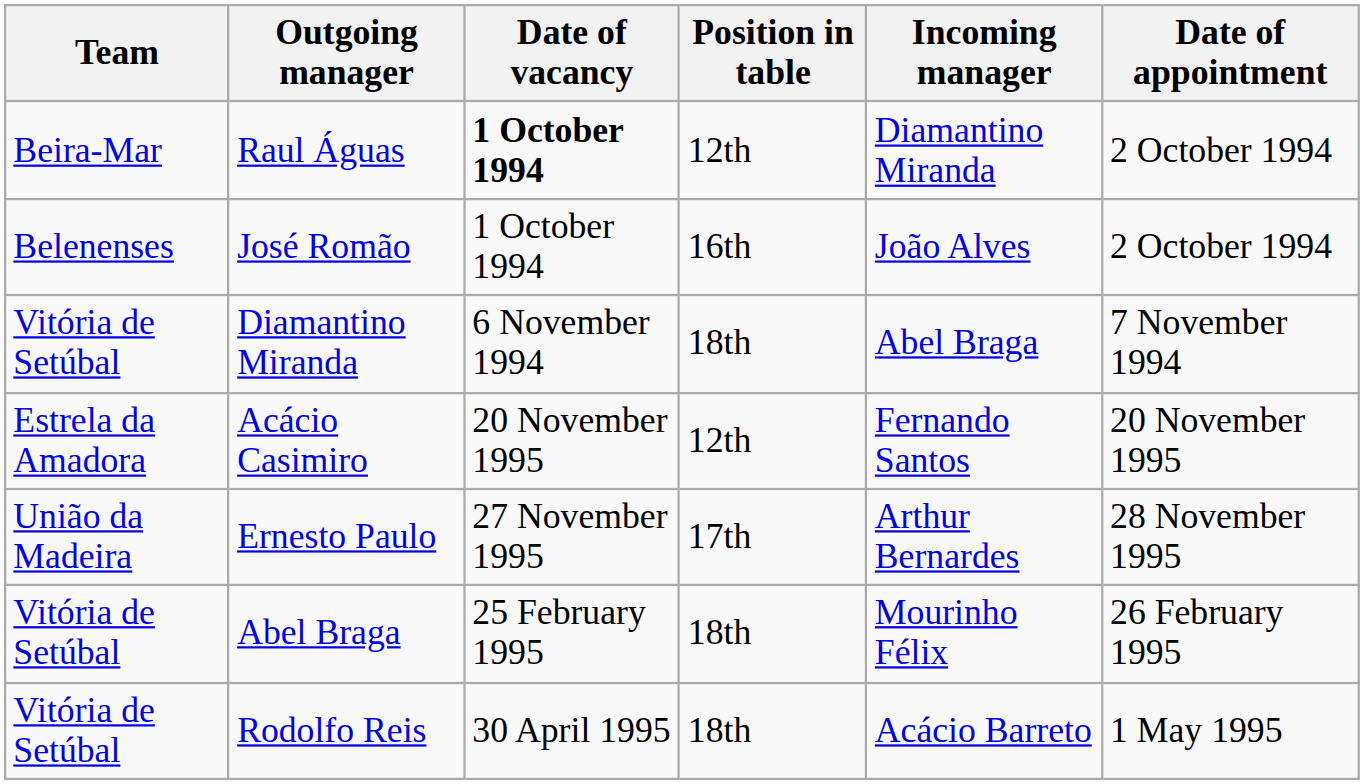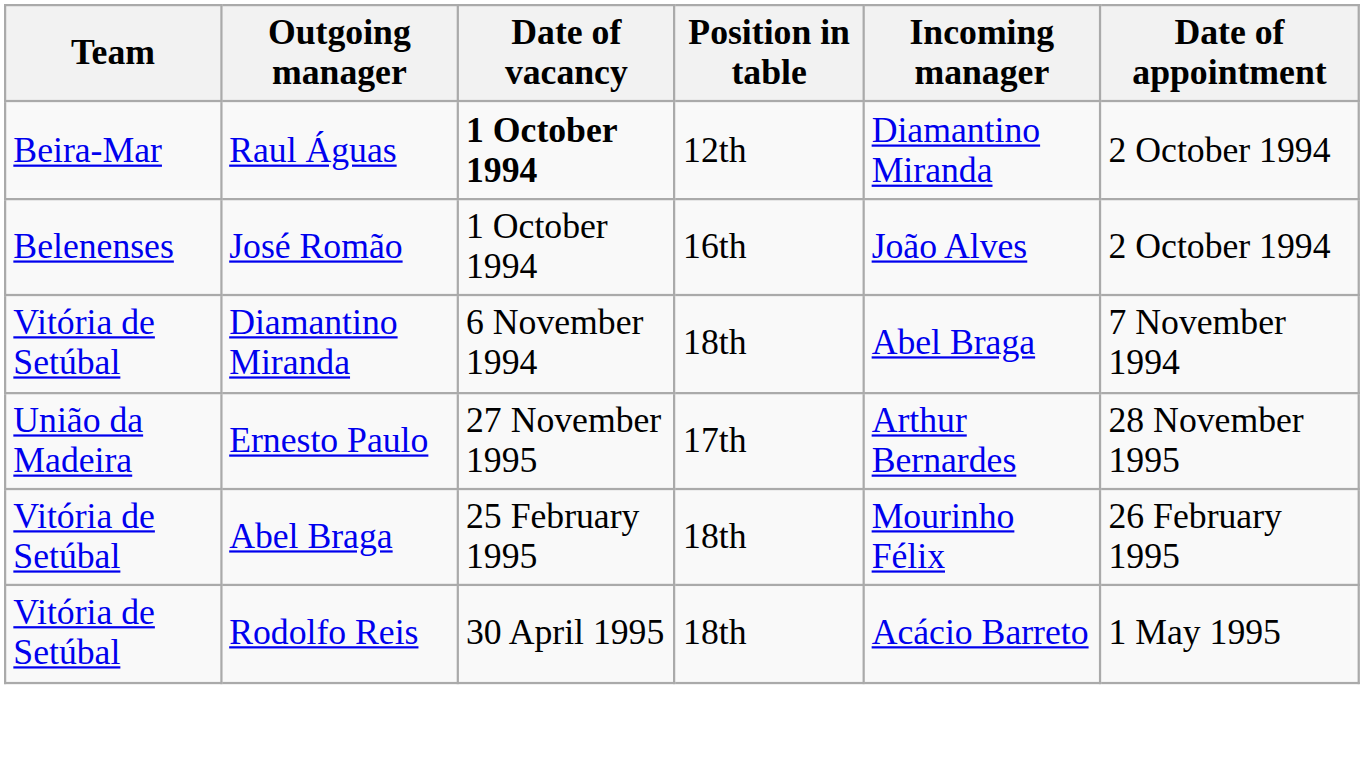- row: (303, 439)
